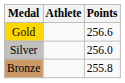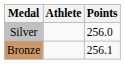- row: (24, 31)
(100, 68) 255.8 -> (100, 50) 256.1
